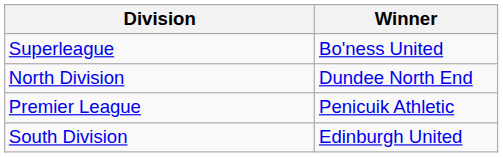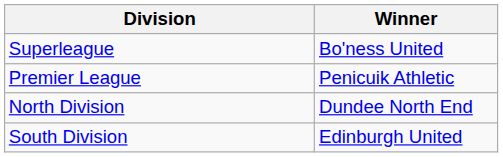rows swapped: (75, 107) <-> (67, 78)
